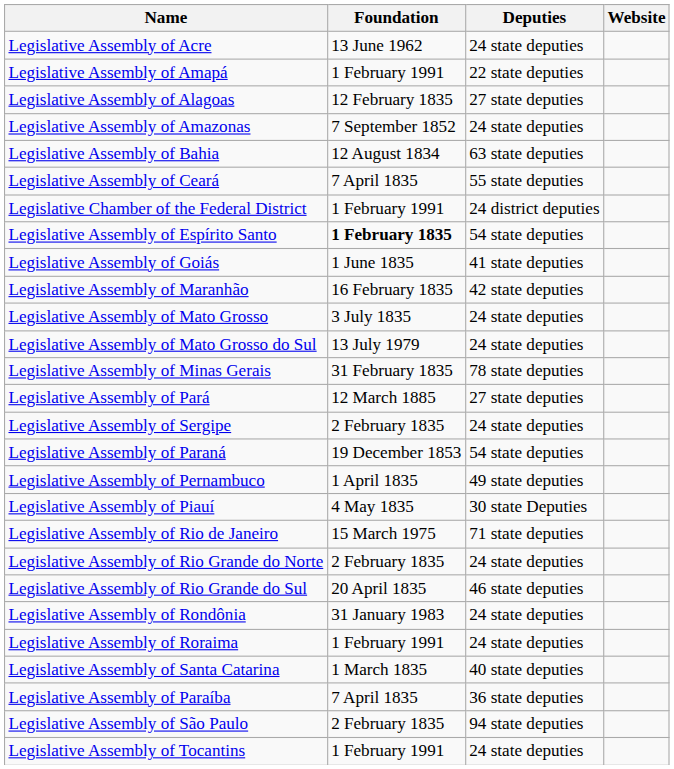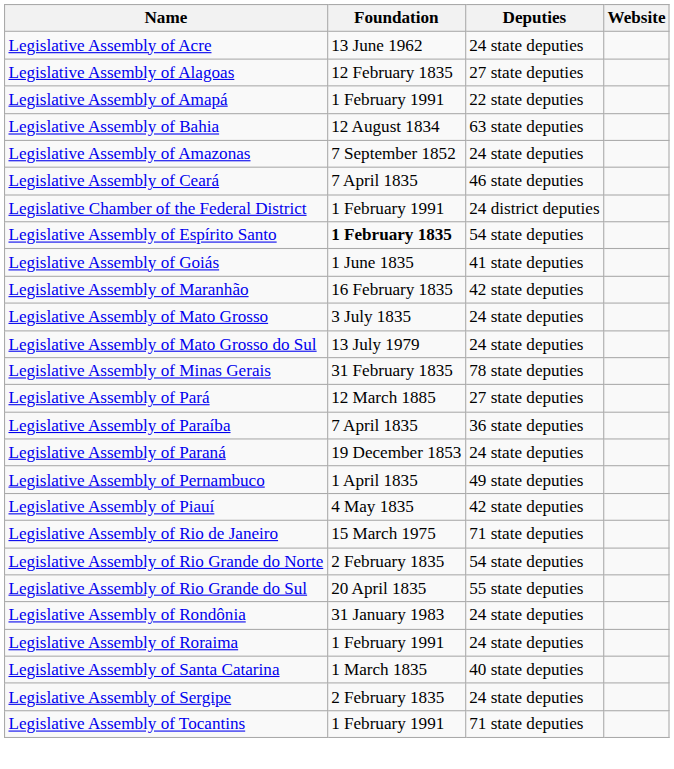rows swapped: (121, 99) <-> (118, 72)
rows swapped: (129, 126) <-> (114, 153)
(526, 180) 55 state deputies -> (526, 180) 46 state deputies
rows swapped: (120, 696) <-> (120, 425)
(526, 452) 54 state deputies -> (526, 452) 24 state deputies
(528, 506) 30 state Deputies -> (526, 506) 42 state deputies
(526, 561) 24 state deputies -> (526, 561) 54 state deputies
(526, 588) 46 state deputies -> (526, 588) 55 state deputies
- row: (128, 724)
(526, 751) 24 state deputies -> (526, 724) 71 state deputies
